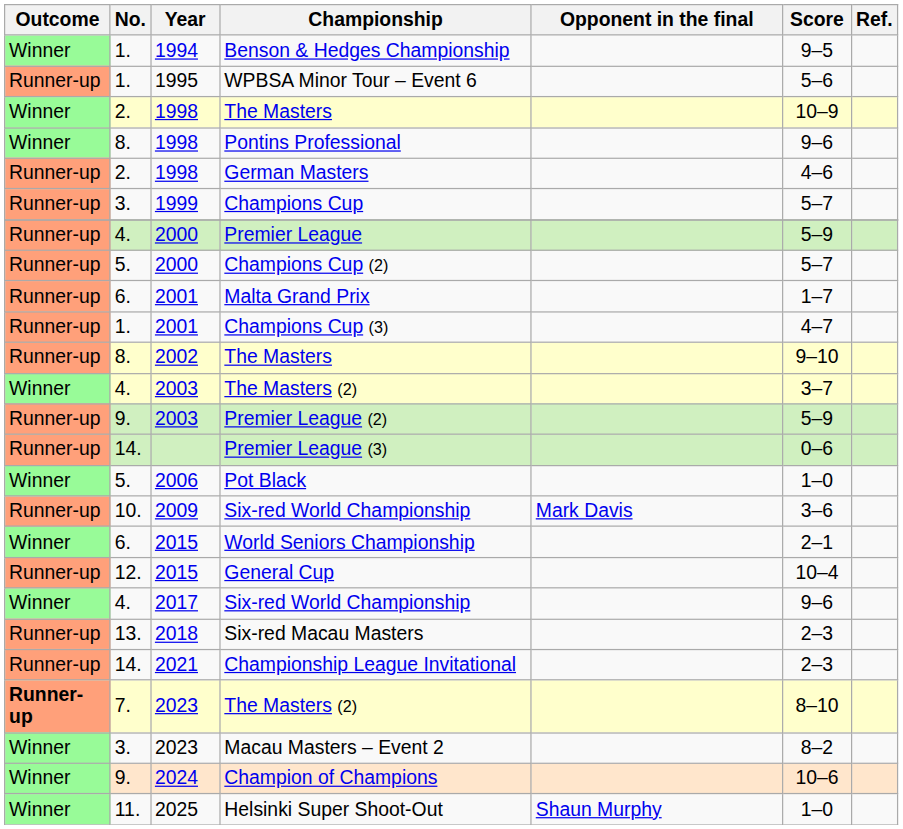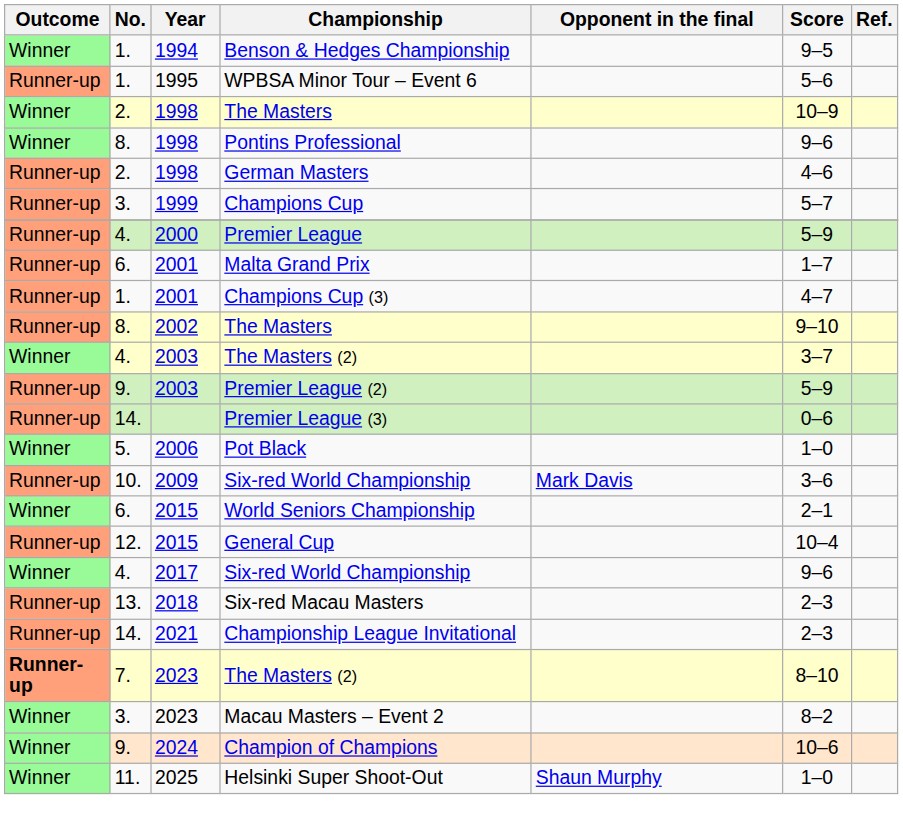- row: (176, 265)
